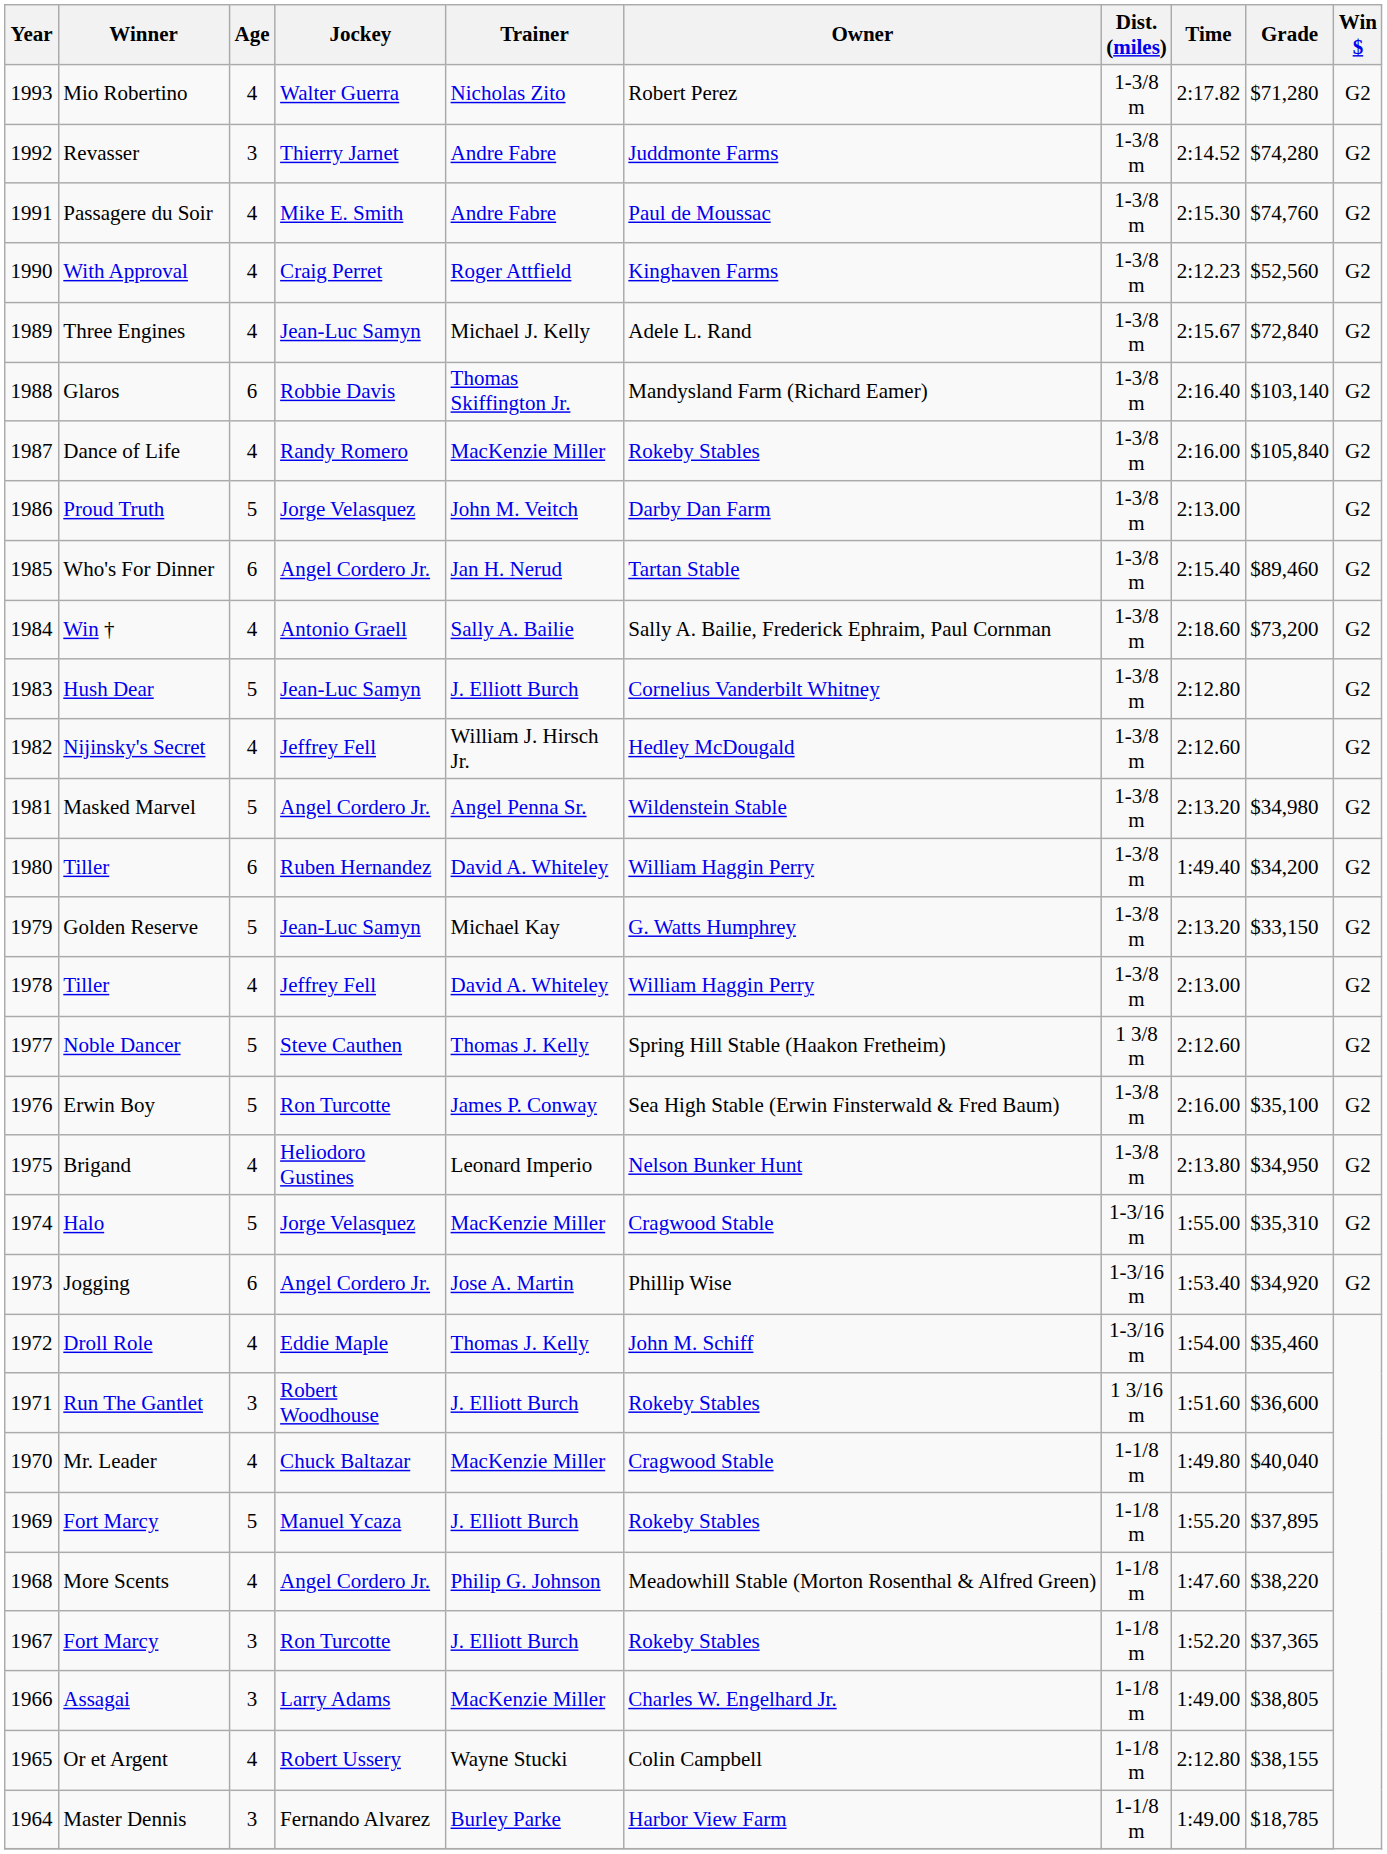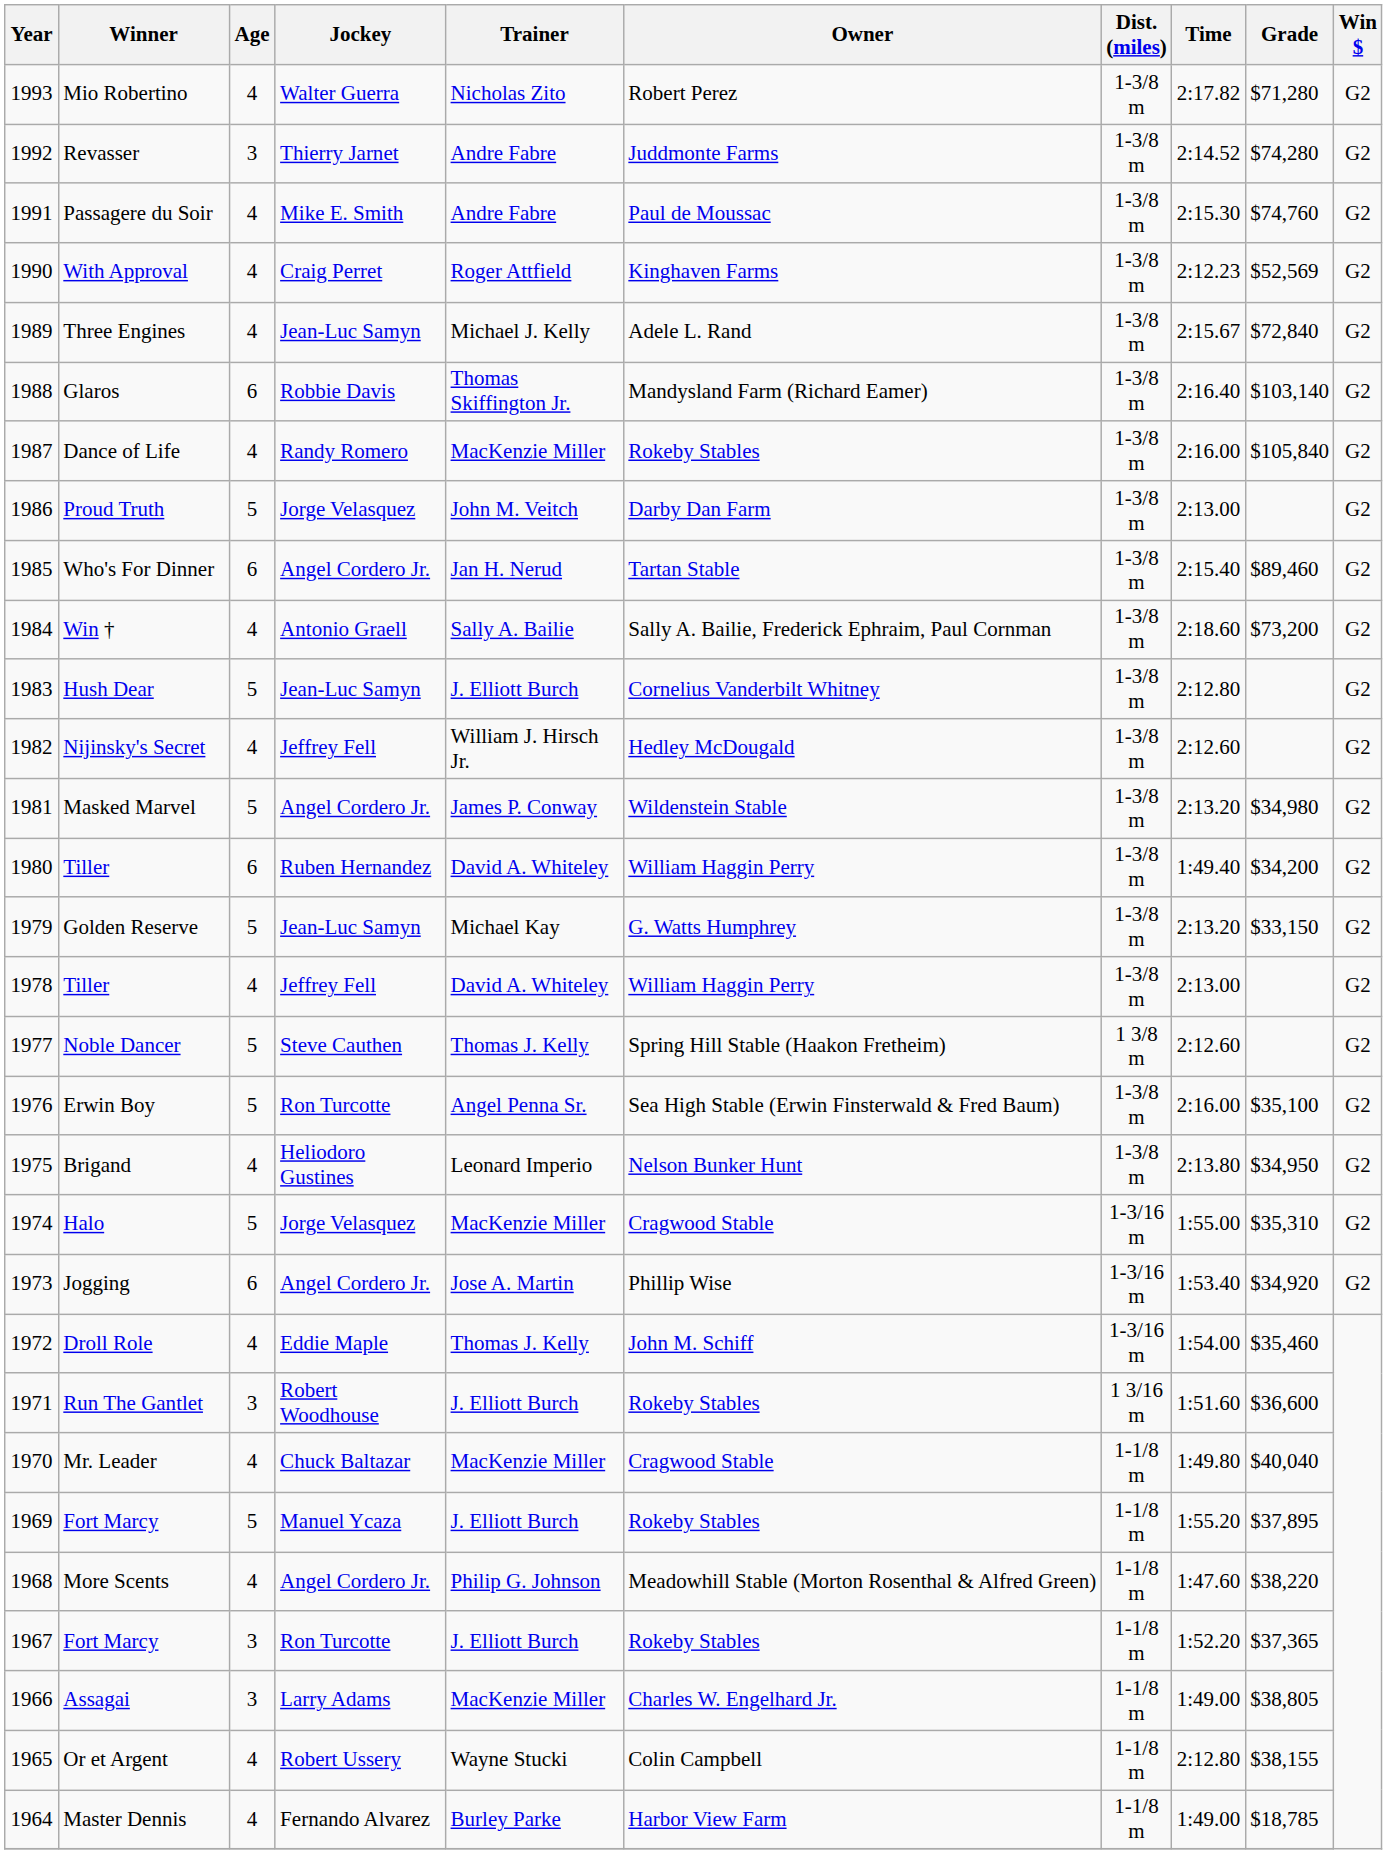(1284, 272) $52,560 -> (1284, 272) $52,569
(519, 808) Angel Penna Sr. -> (524, 808) James P. Conway
(524, 1105) James P. Conway -> (519, 1105) Angel Penna Sr.
(252, 1819) 3 -> (252, 1819) 4
